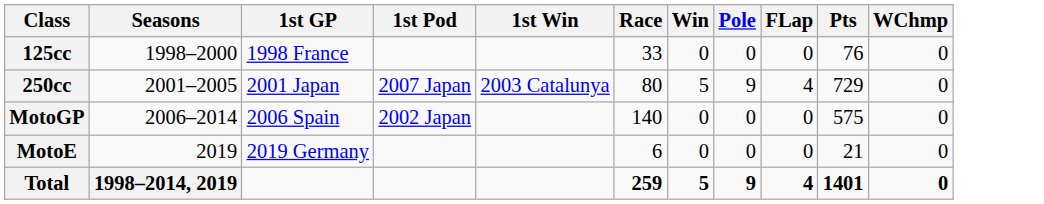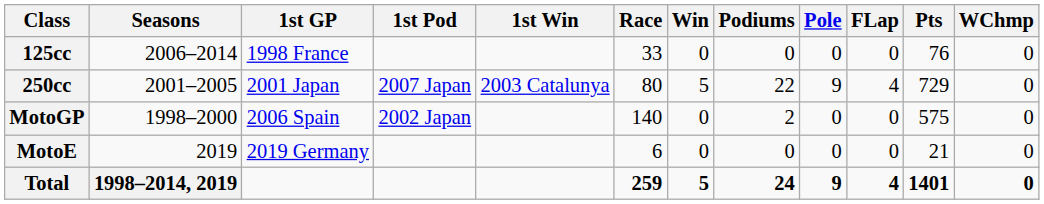+ column: (757, 20)
(191, 53) 1998–2000 -> (191, 53) 2006–2014
(191, 118) 2006–2014 -> (191, 118) 1998–2000
